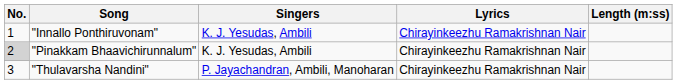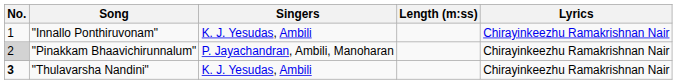columns swapped: (492, 14) <-> (630, 14)
(257, 51) K. J. Yesudas, Ambili -> (298, 51) P. Jayachandran, Ambili, Manoharan
(10, 70) normal -> (10, 70) bold
(298, 70) P. Jayachandran, Ambili, Manoharan -> (257, 70) K. J. Yesudas, Ambili
